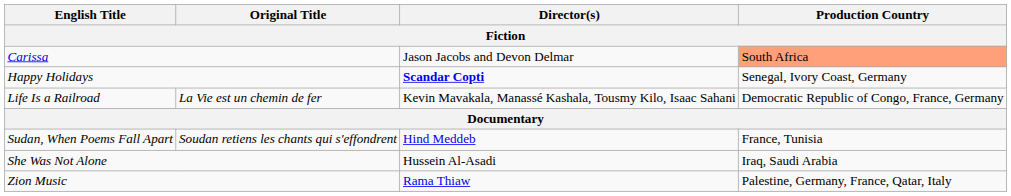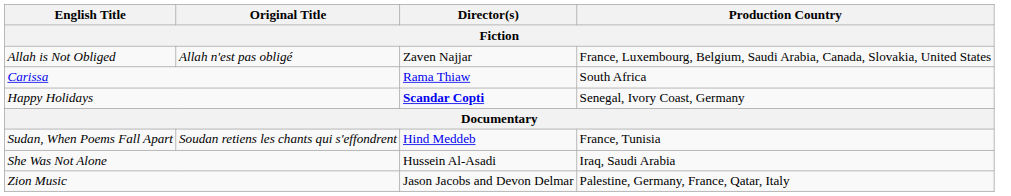+ row: (62, 56)
(488, 56) Jason Jacobs and Devon Delmar -> (437, 77) Rama Thiaw
(775, 56) lightsalmon background -> (613, 77) no background
- row: (54, 98)
(437, 181) Rama Thiaw -> (488, 181) Jason Jacobs and Devon Delmar
